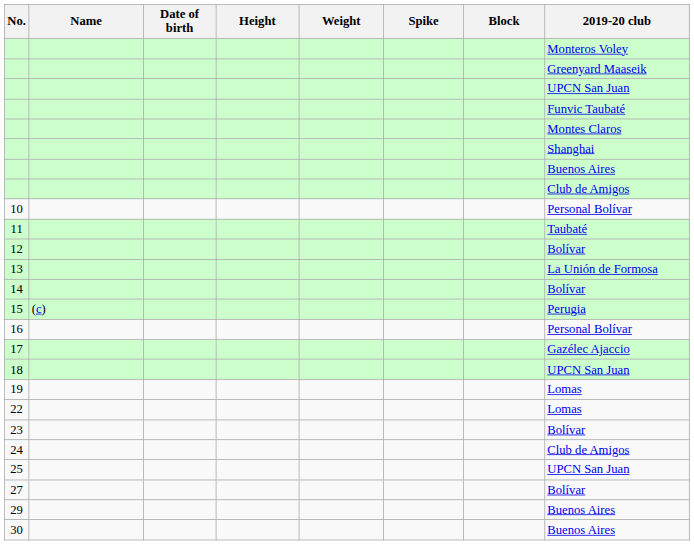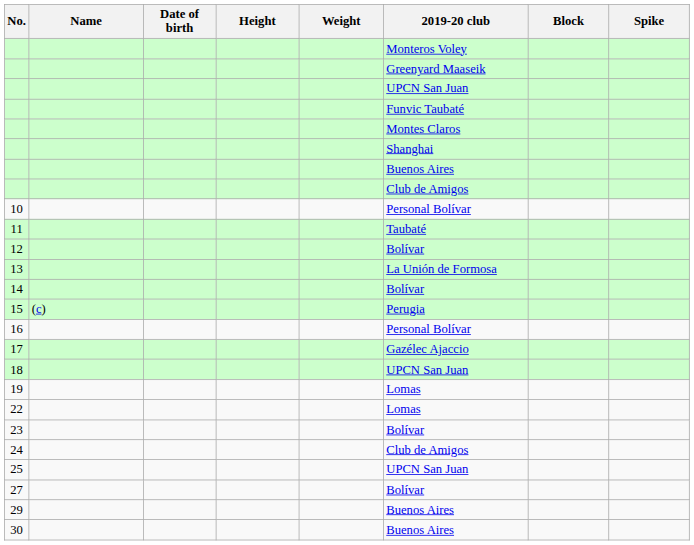columns swapped: (424, 21) <-> (617, 21)
